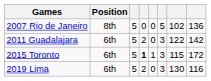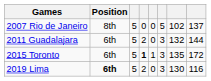(196, 26) 136 -> (196, 26) 137
(177, 41) 122 -> (177, 41) 132
(196, 41) 142 -> (196, 41) 144
(177, 55) 115 -> (177, 55) 135
(110, 69) normal -> (110, 69) bold
